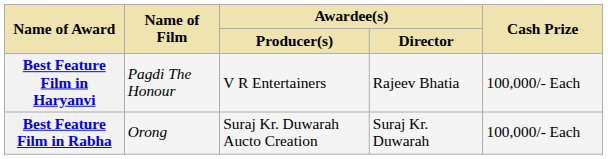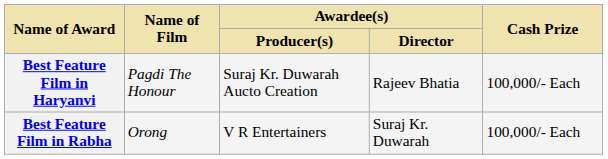(275, 82) V R Entertainers -> (281, 82) Suraj Kr. Duwarah Aucto Creation
(281, 132) Suraj Kr. Duwarah Aucto Creation -> (275, 132) V R Entertainers
